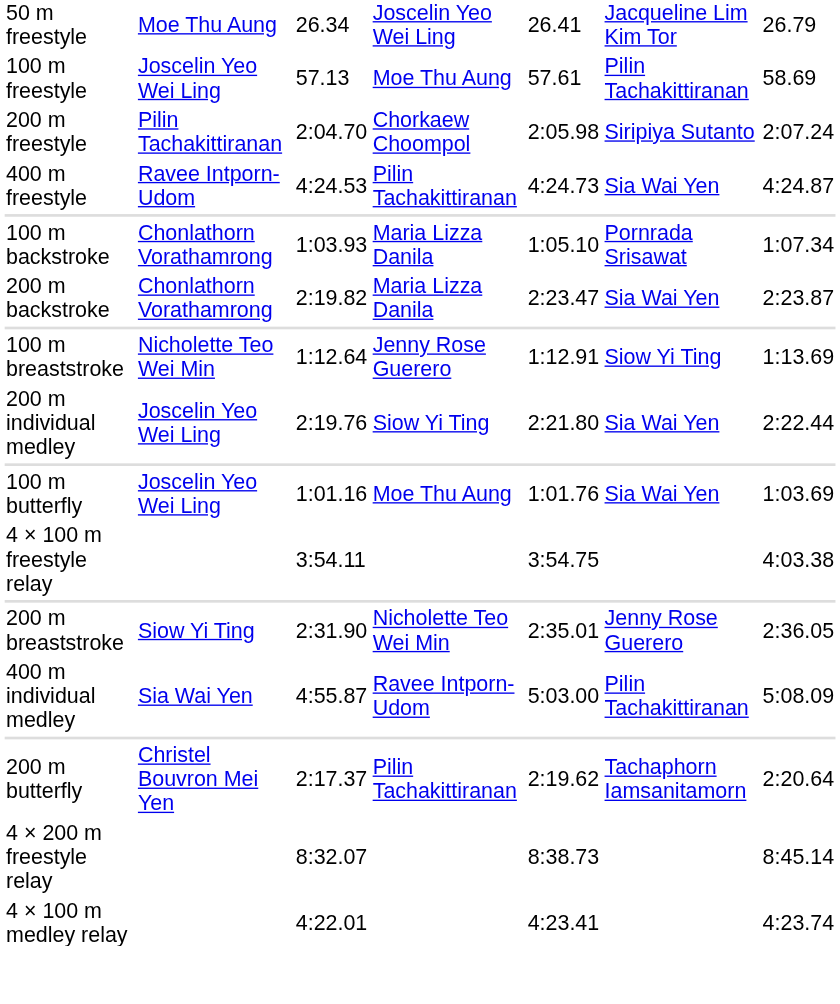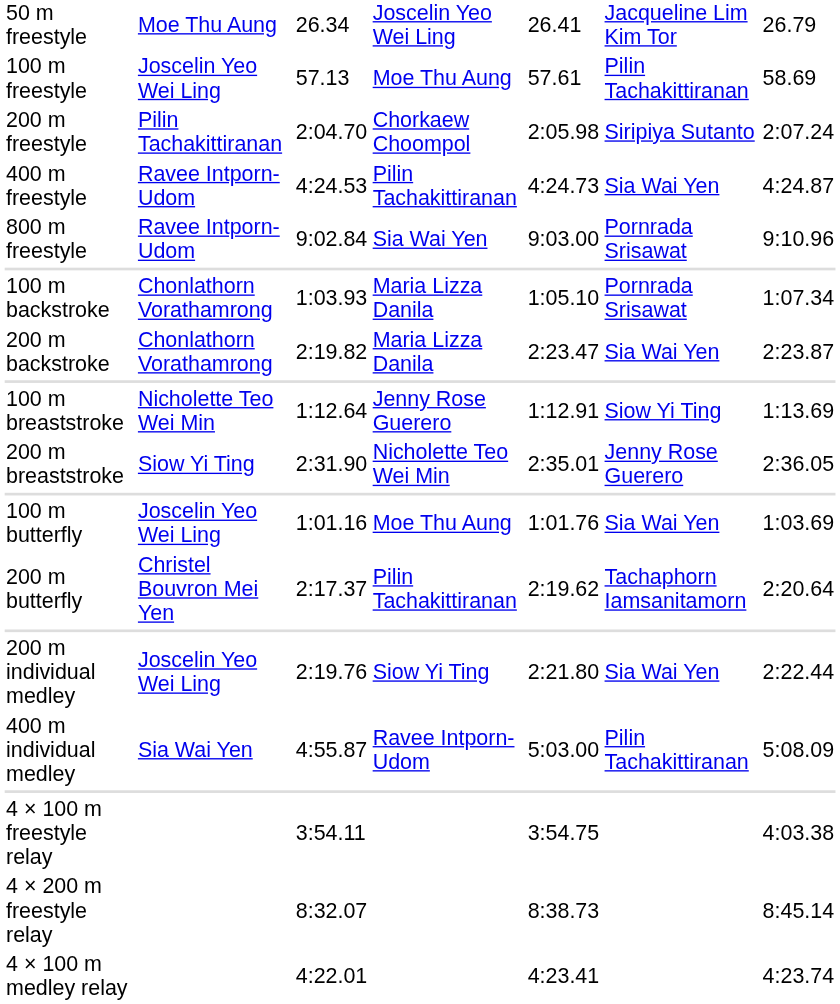+ row: (47, 239)
rows swapped: (65, 630) <-> (51, 422)
rows swapped: (44, 779) <-> (54, 559)
